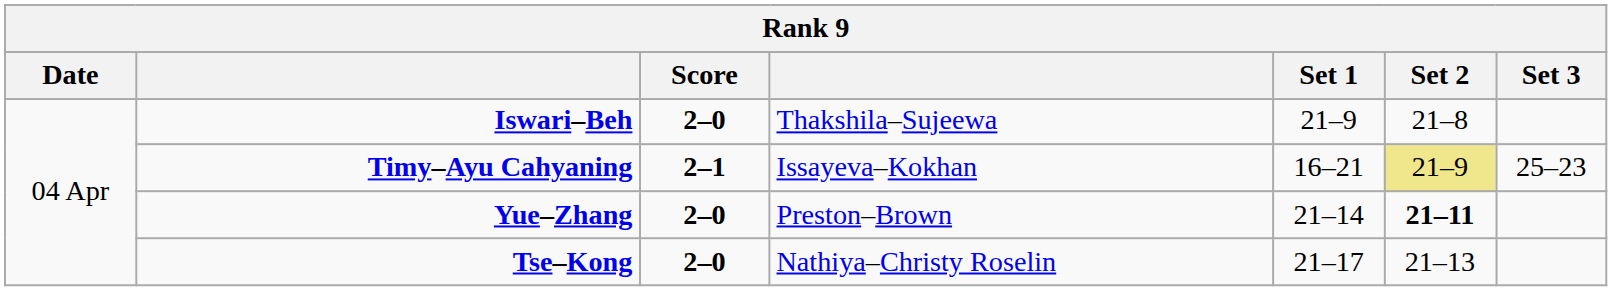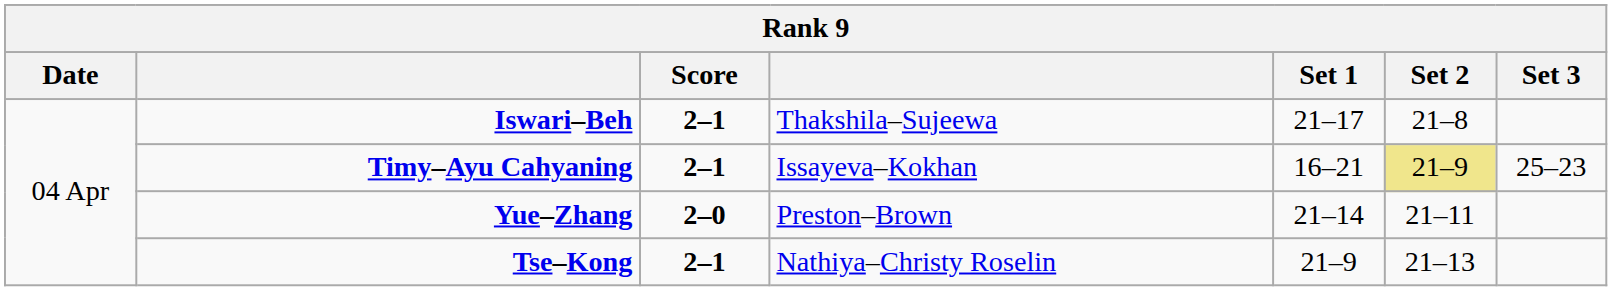(704, 121) 2–0 -> (704, 121) 2–1
(1329, 121) 21–9 -> (1329, 121) 21–17
(1440, 214) bold -> (1440, 214) normal
(704, 260) 2–0 -> (704, 260) 2–1
(1329, 260) 21–17 -> (1329, 260) 21–9
